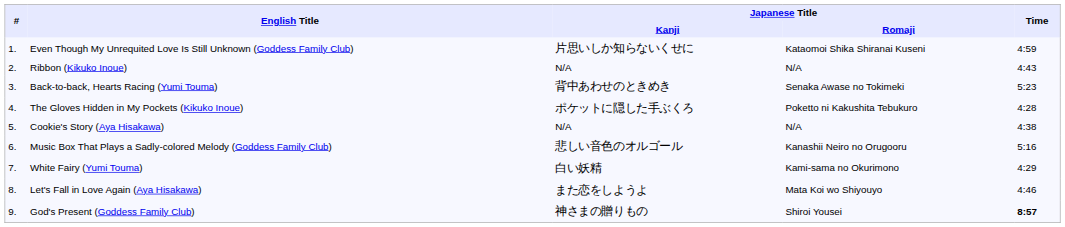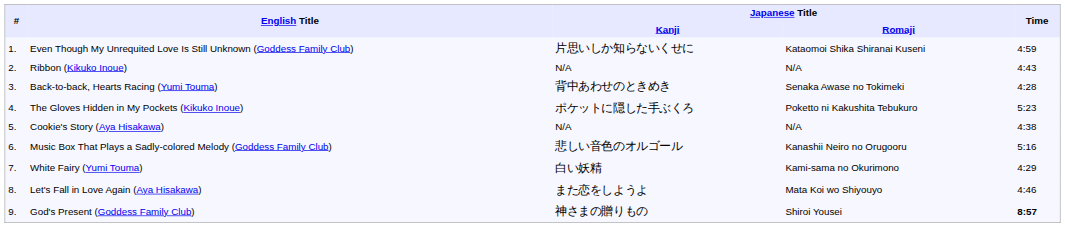(1027, 86) 5:23 -> (1027, 86) 4:28
(1027, 108) 4:28 -> (1027, 108) 5:23
